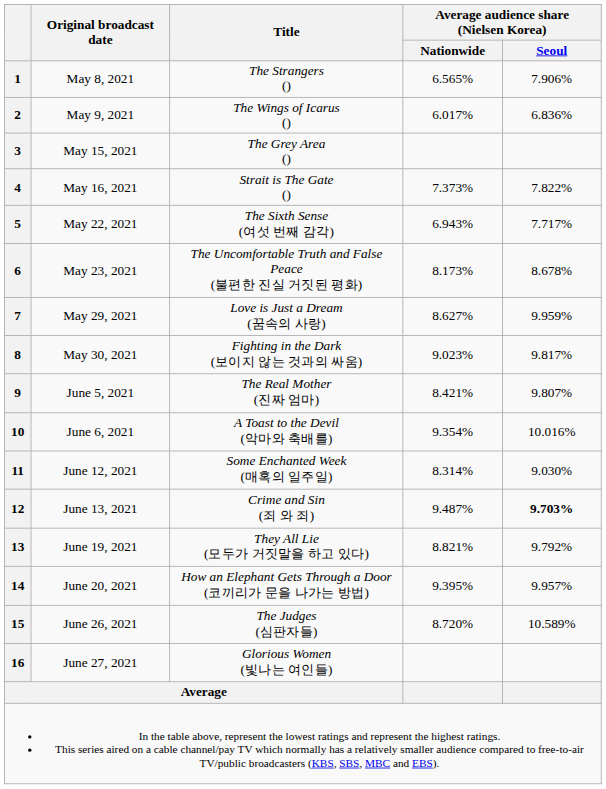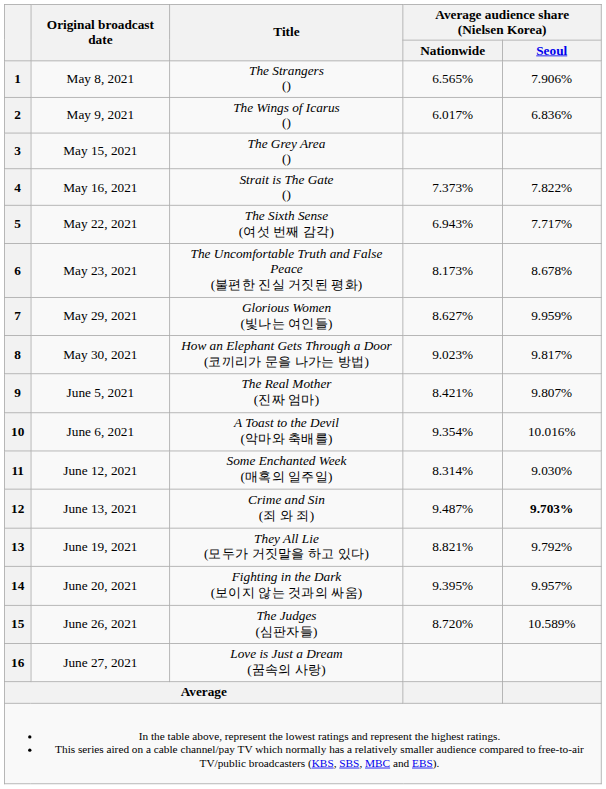(286, 315) Love is Just a Dream (꿈속의 사랑) -> (286, 315) Glorious Women (빛나는 여인들)
(286, 353) Fighting in the Dark (보이지 않는 것과의 싸움) -> (286, 353) How an Elephant Gets Through a Door (코끼리가 문을 나가는 방법)
(286, 584) How an Elephant Gets Through a Door (코끼리가 문을 나가는 방법) -> (286, 584) Fighting in the Dark (보이지 않는 것과의 싸움)
(286, 661) Glorious Women (빛나는 여인들) -> (286, 661) Love is Just a Dream (꿈속의 사랑)
